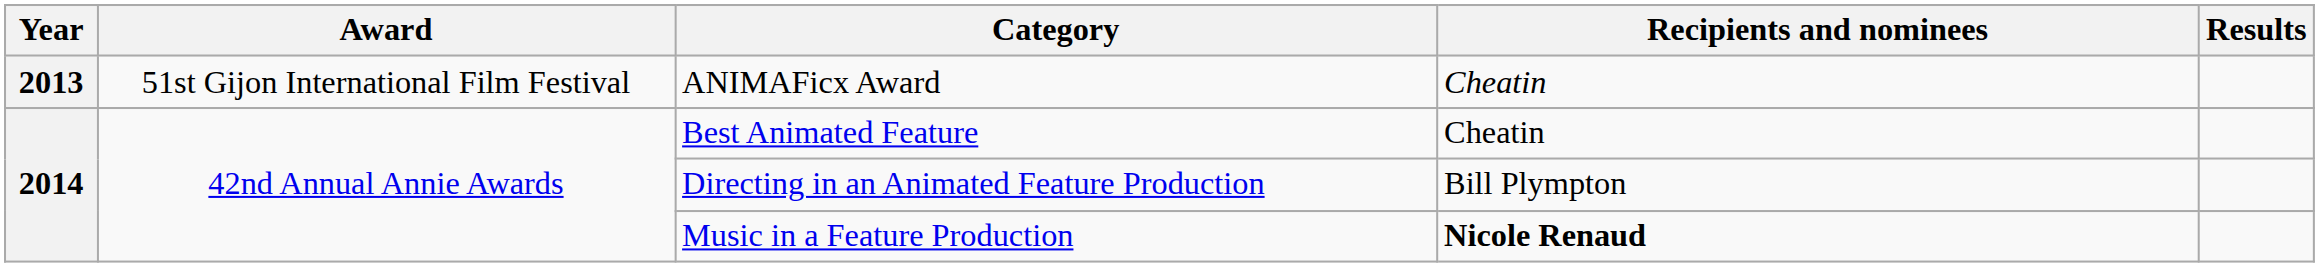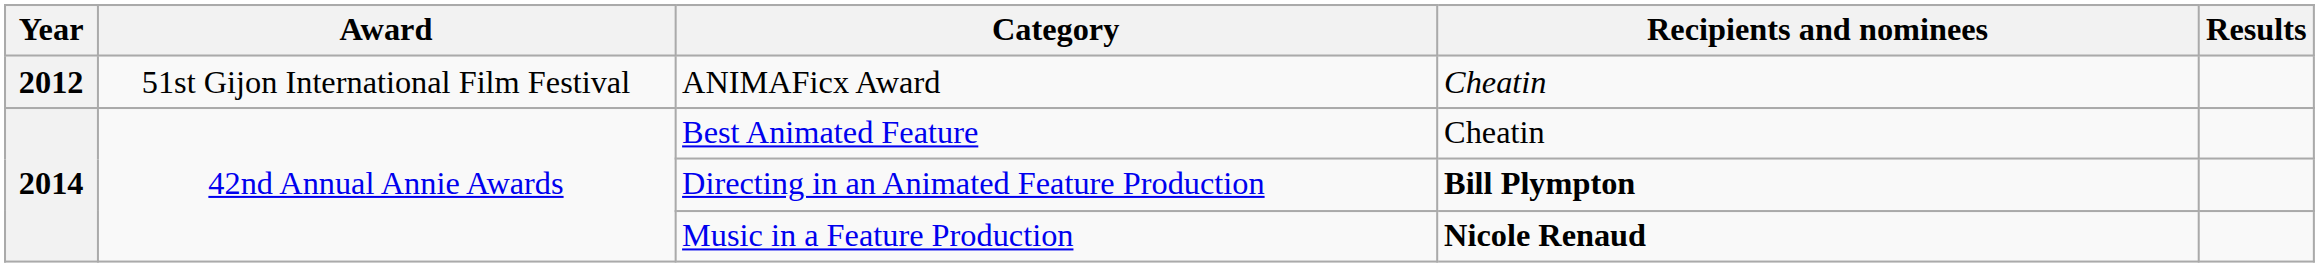(51, 81) 2013 -> (51, 81) 2012
(1535, 183) normal -> (1540, 183) bold
